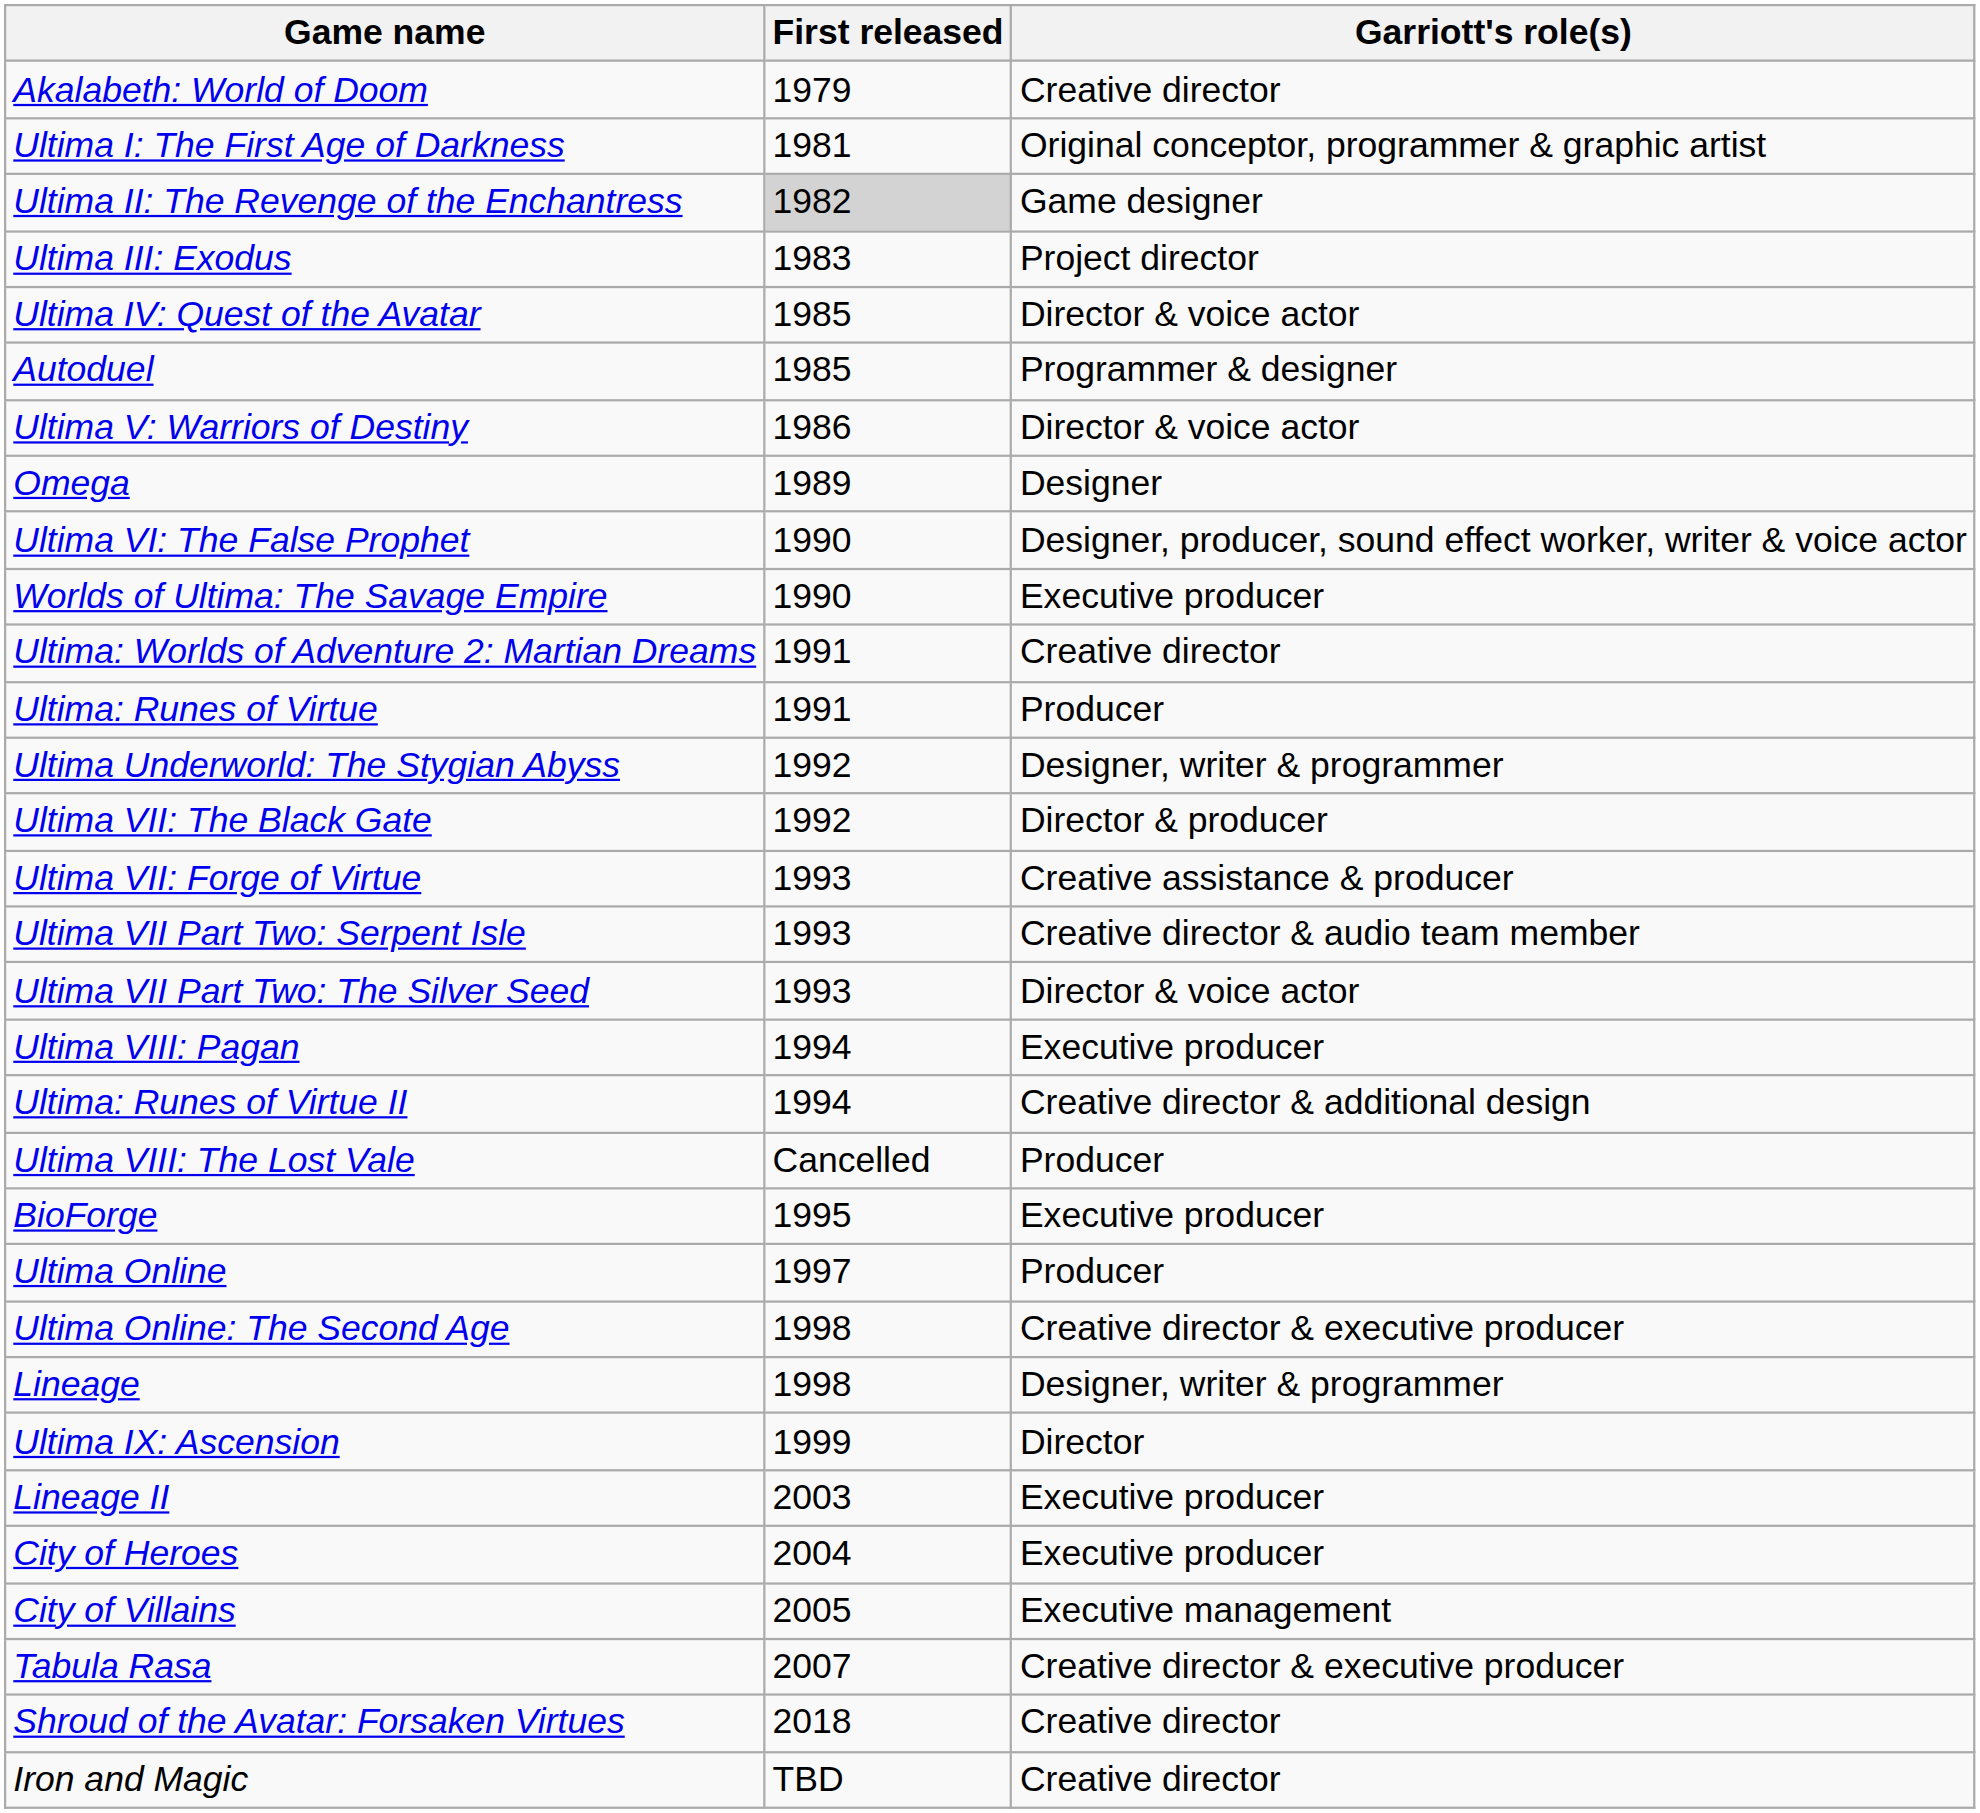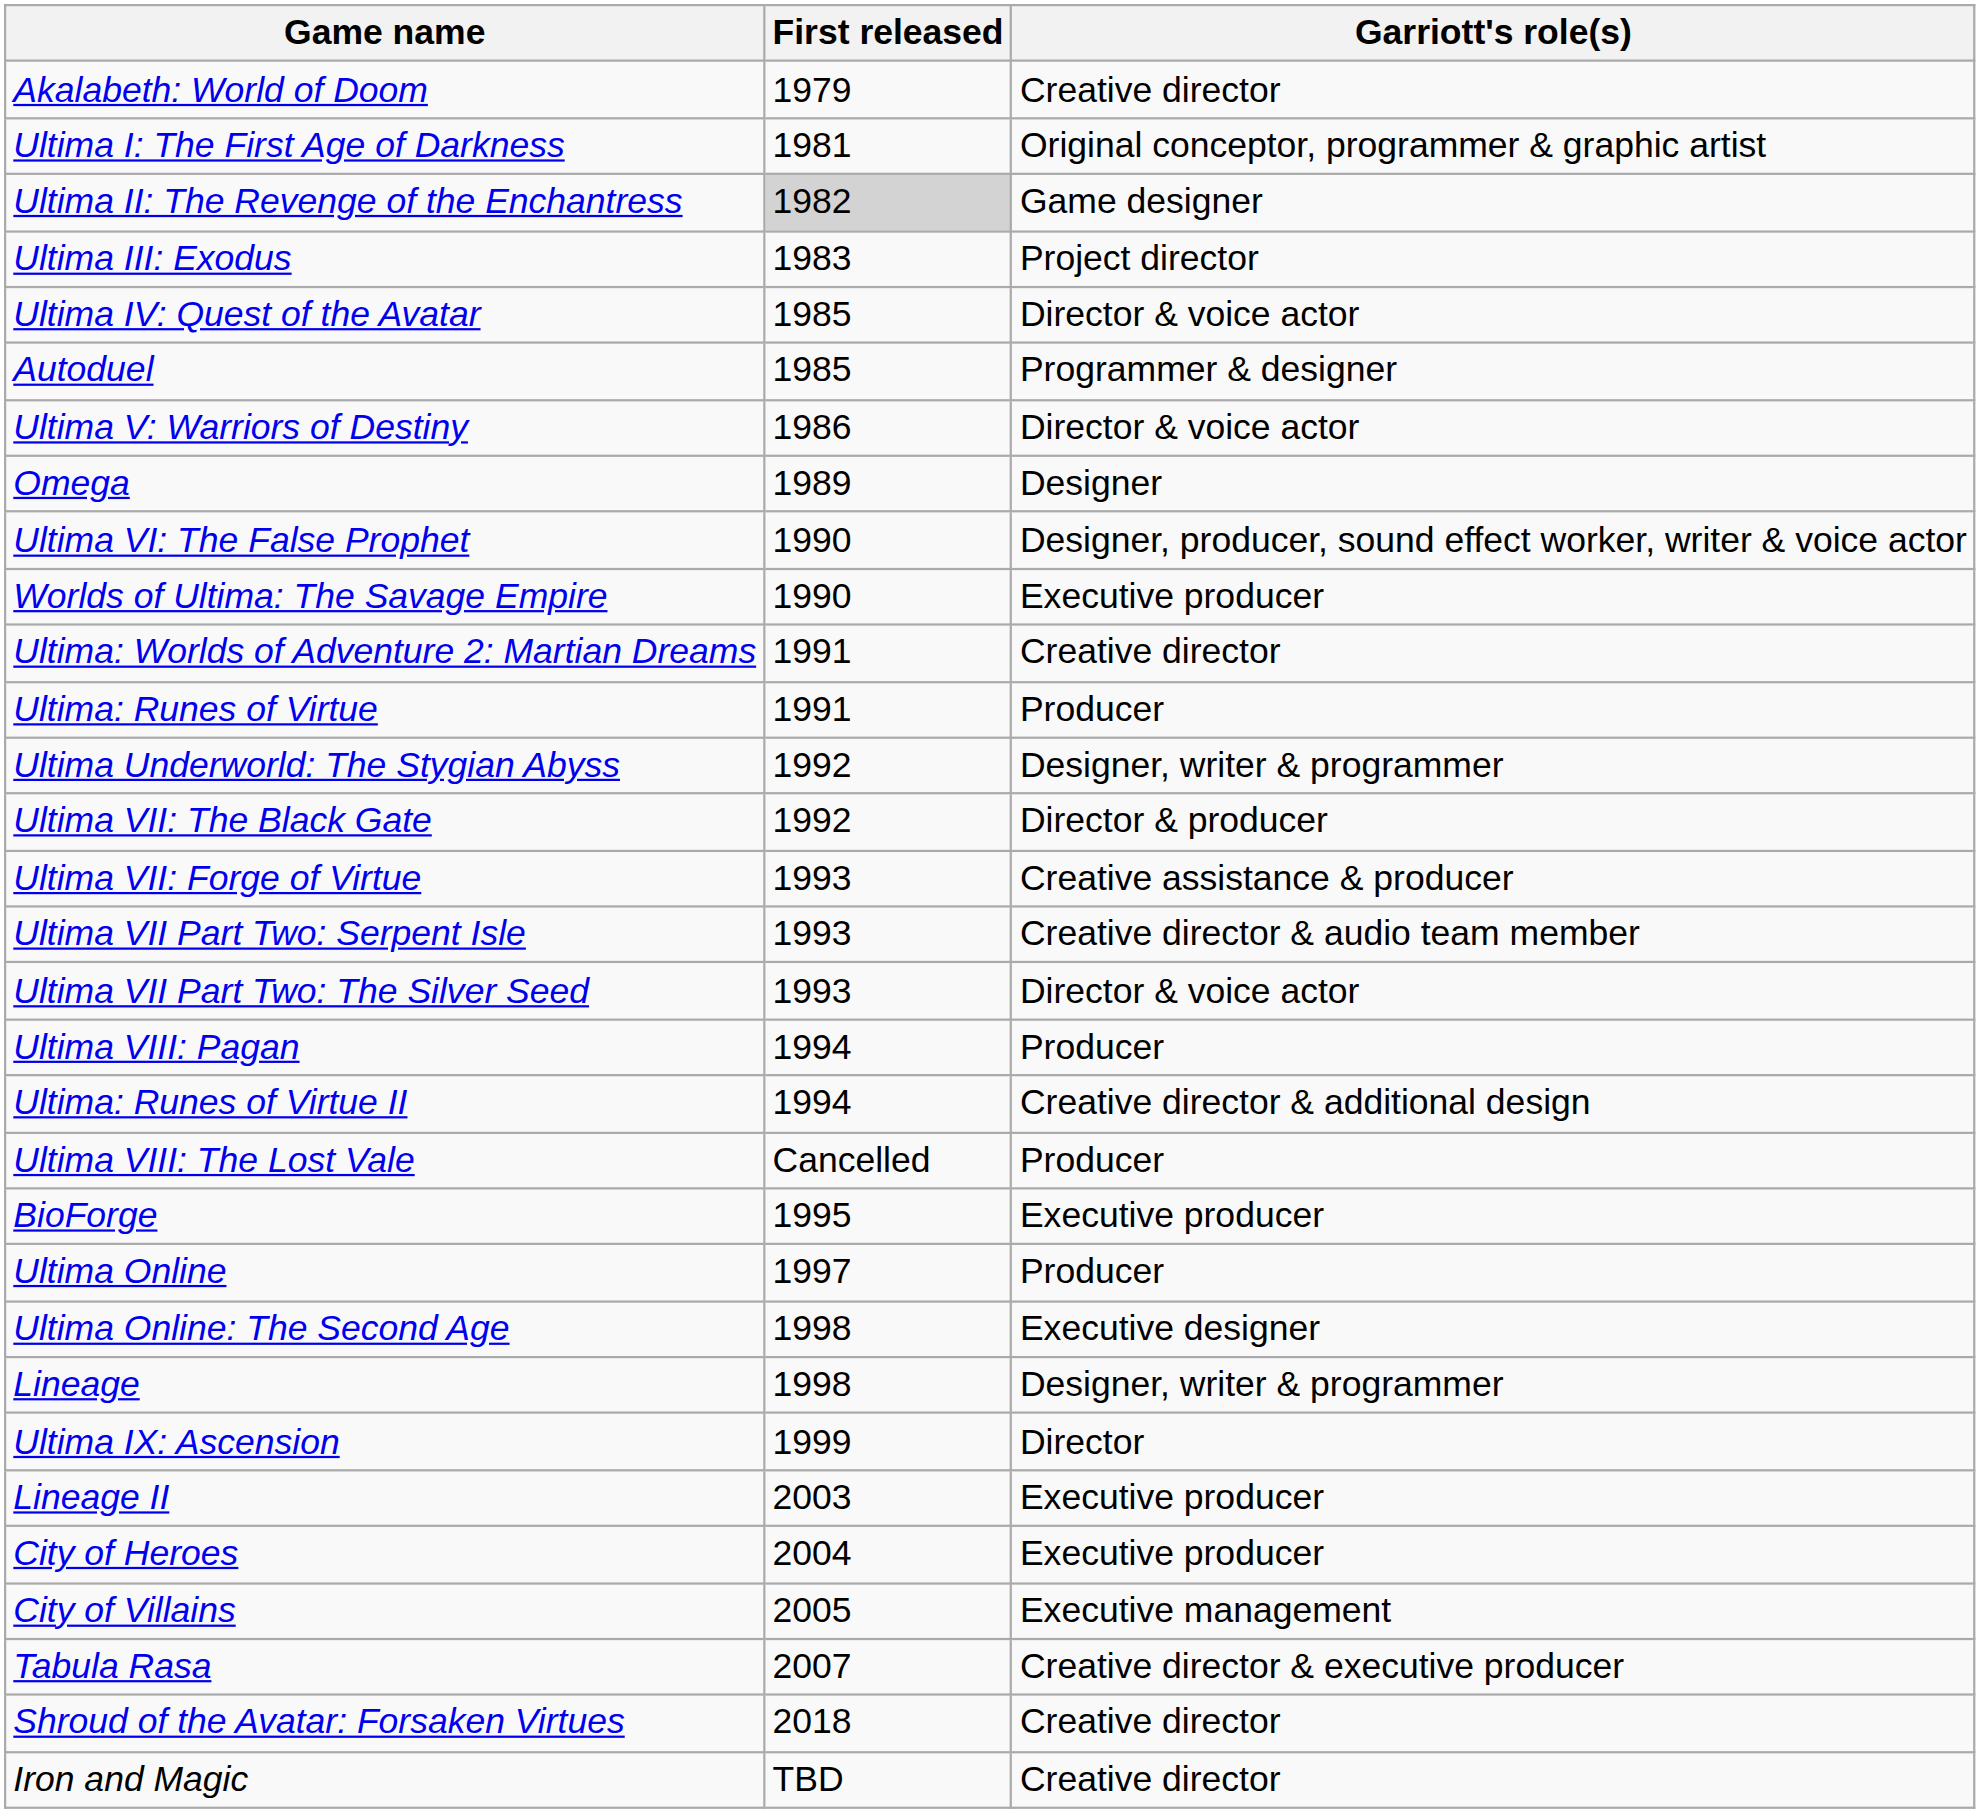(1172, 1046) Executive producer -> (1092, 1046) Producer
(1322, 1328) Creative director & executive producer -> (1170, 1328) Executive designer
